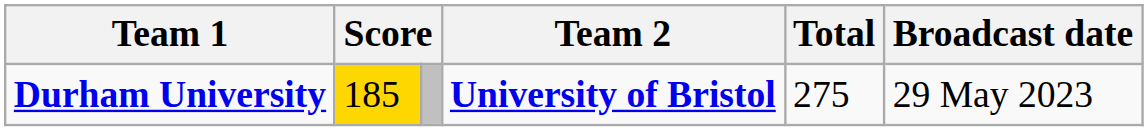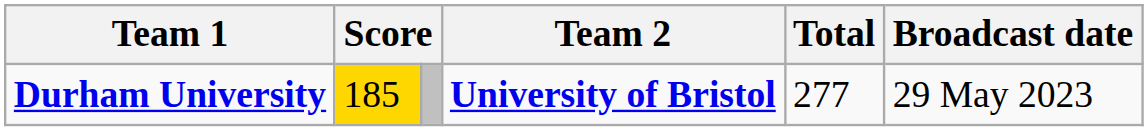(821, 93) 275 -> (821, 93) 277
